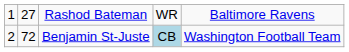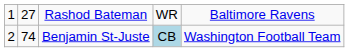(28, 36) 72 -> (28, 36) 74
